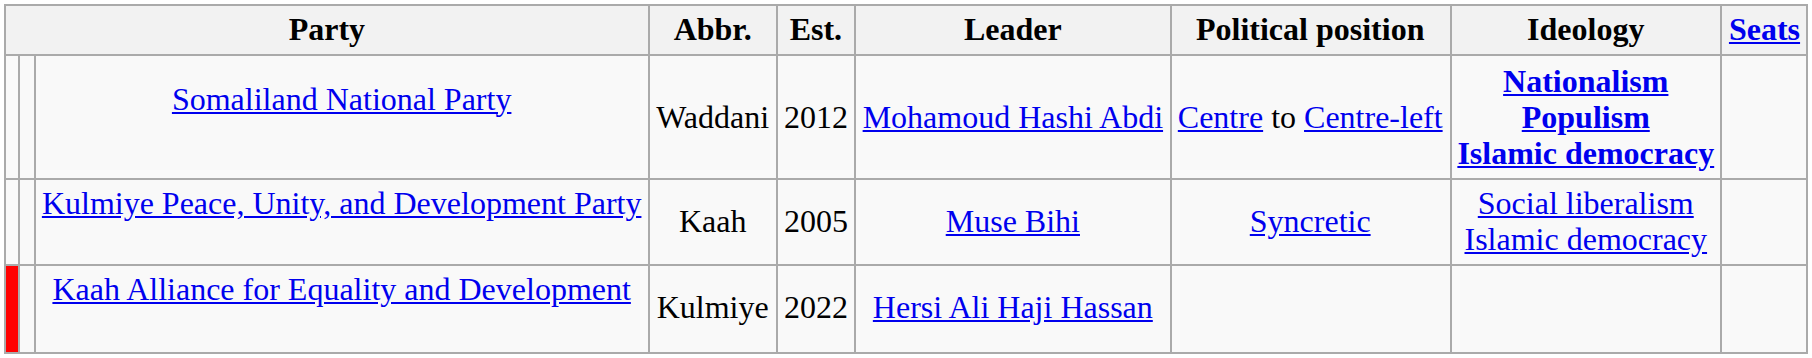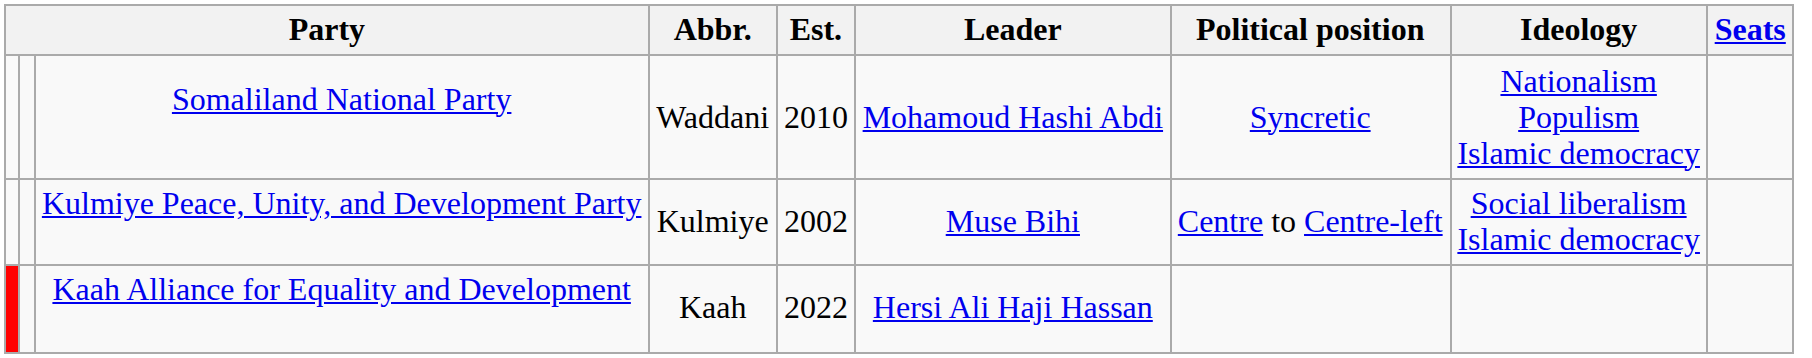(816, 116) 2012 -> (816, 116) 2010
(1310, 116) Centre to Centre-left -> (1310, 116) Syncretic
(1586, 116) bold -> (1579, 116) normal
(713, 221) Kaah -> (713, 221) Kulmiye
(816, 221) 2005 -> (816, 221) 2002
(1310, 221) Syncretic -> (1310, 221) Centre to Centre-left
(713, 308) Kulmiye -> (713, 308) Kaah
